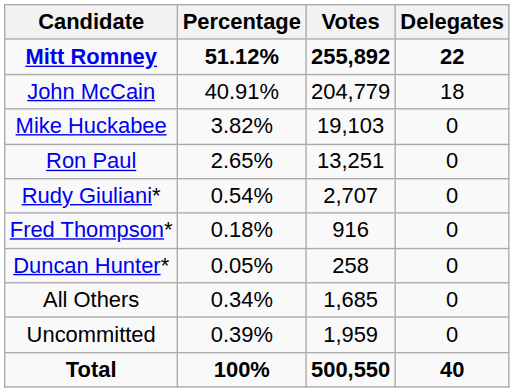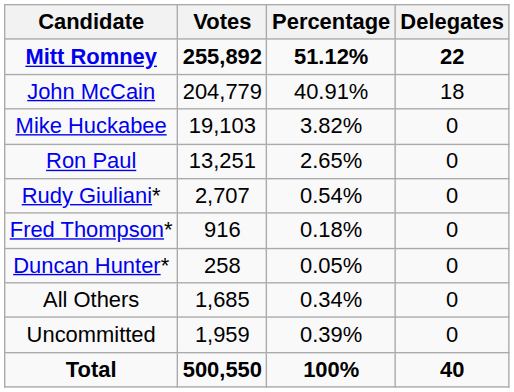columns swapped: (351, 21) <-> (242, 21)
